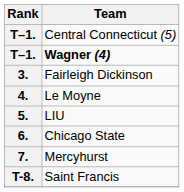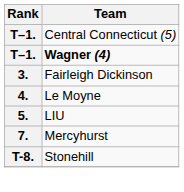- row: (85, 136)
- row: (82, 177)
+ row: (69, 156)
